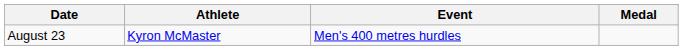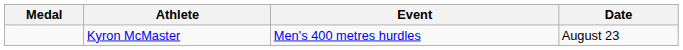columns swapped: (639, 15) <-> (64, 15)
